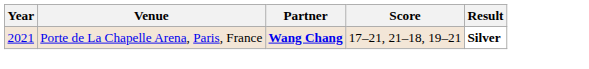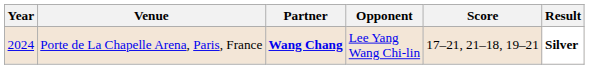+ column: (384, 15)
(21, 37) 2021 -> (21, 45) 2024
